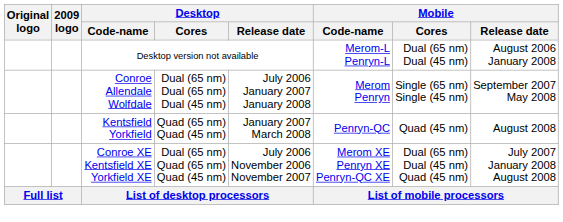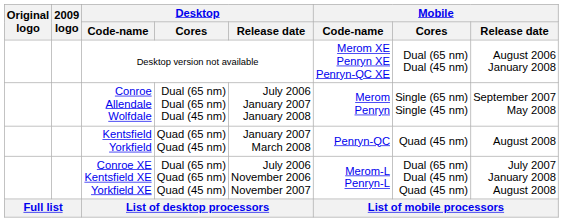(367, 55) Merom-L Penryn-L -> (353, 61) Merom XE Penryn XE Penryn-QC XE
(353, 165) Merom XE Penryn XE Penryn-QC XE -> (367, 177) Merom-L Penryn-L
